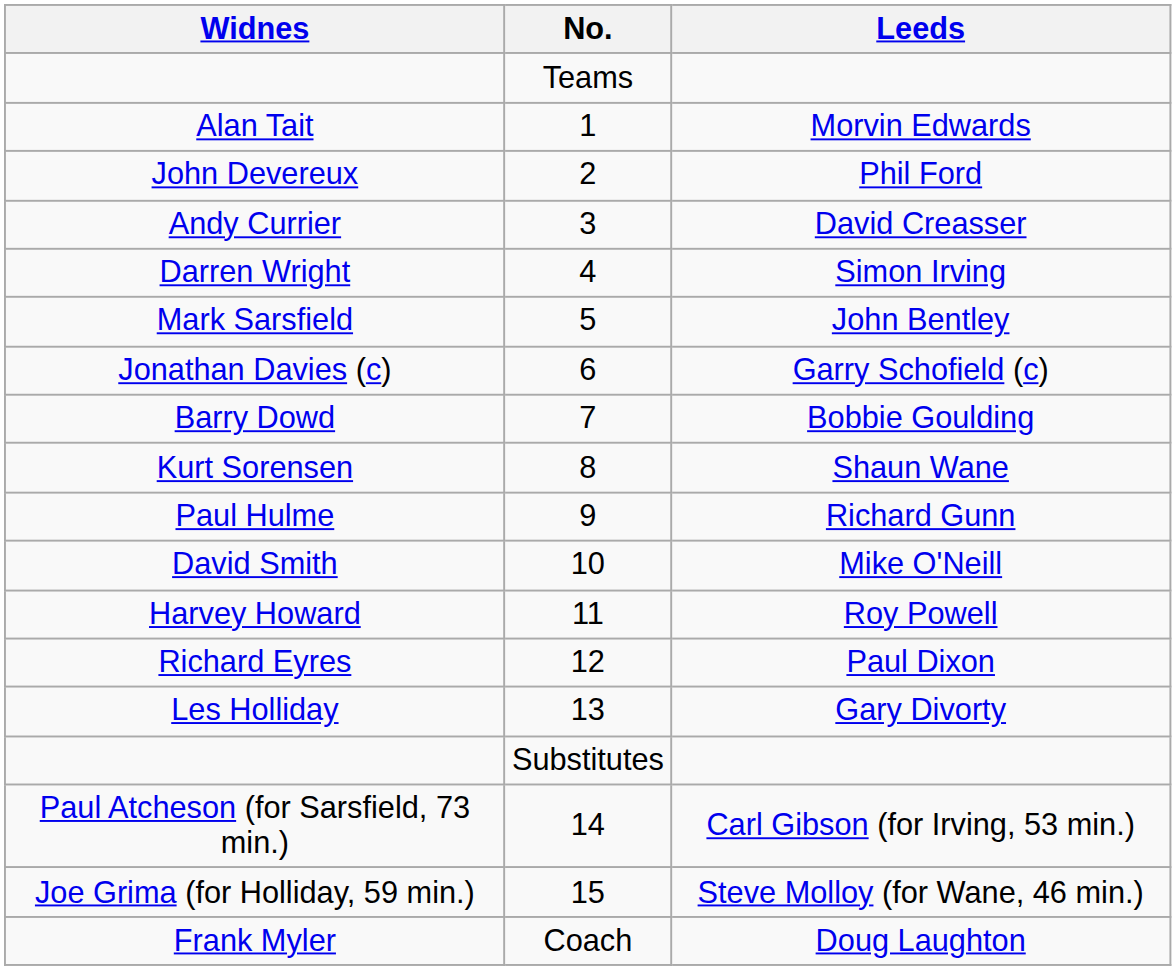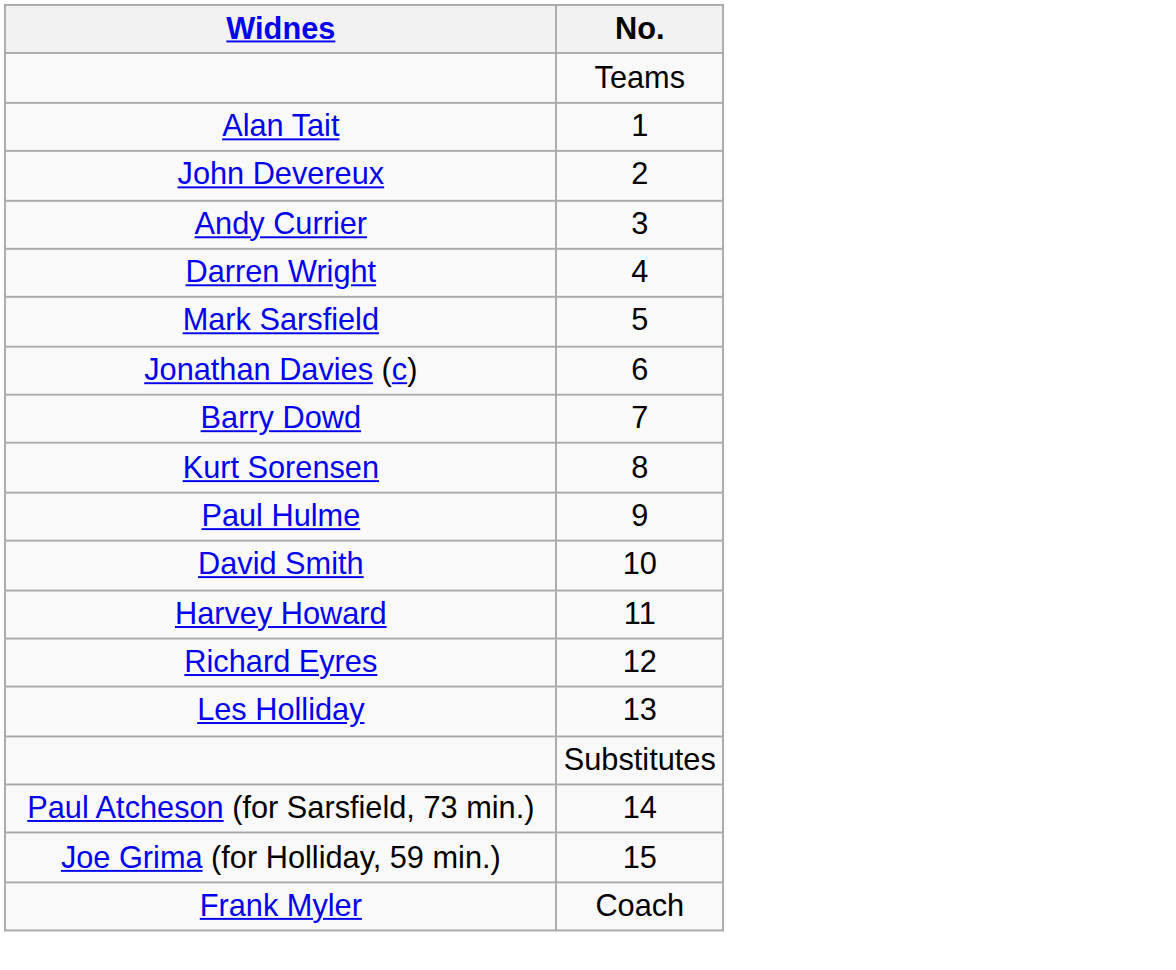- column: (921, 28)
